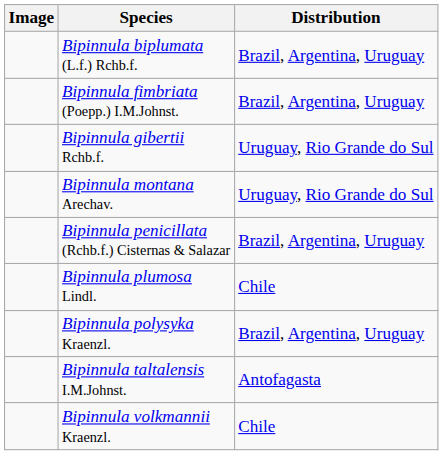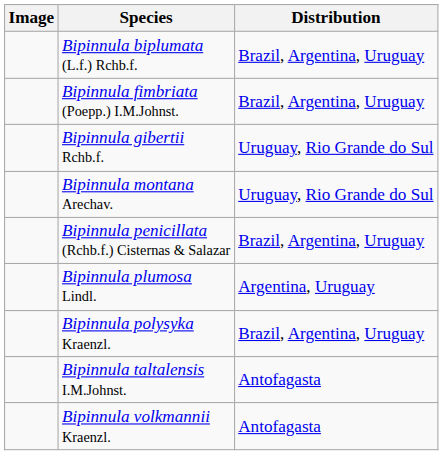(257, 286) Chile -> (307, 286) Argentina, Uruguay
(257, 426) Chile -> (280, 426) Antofagasta
